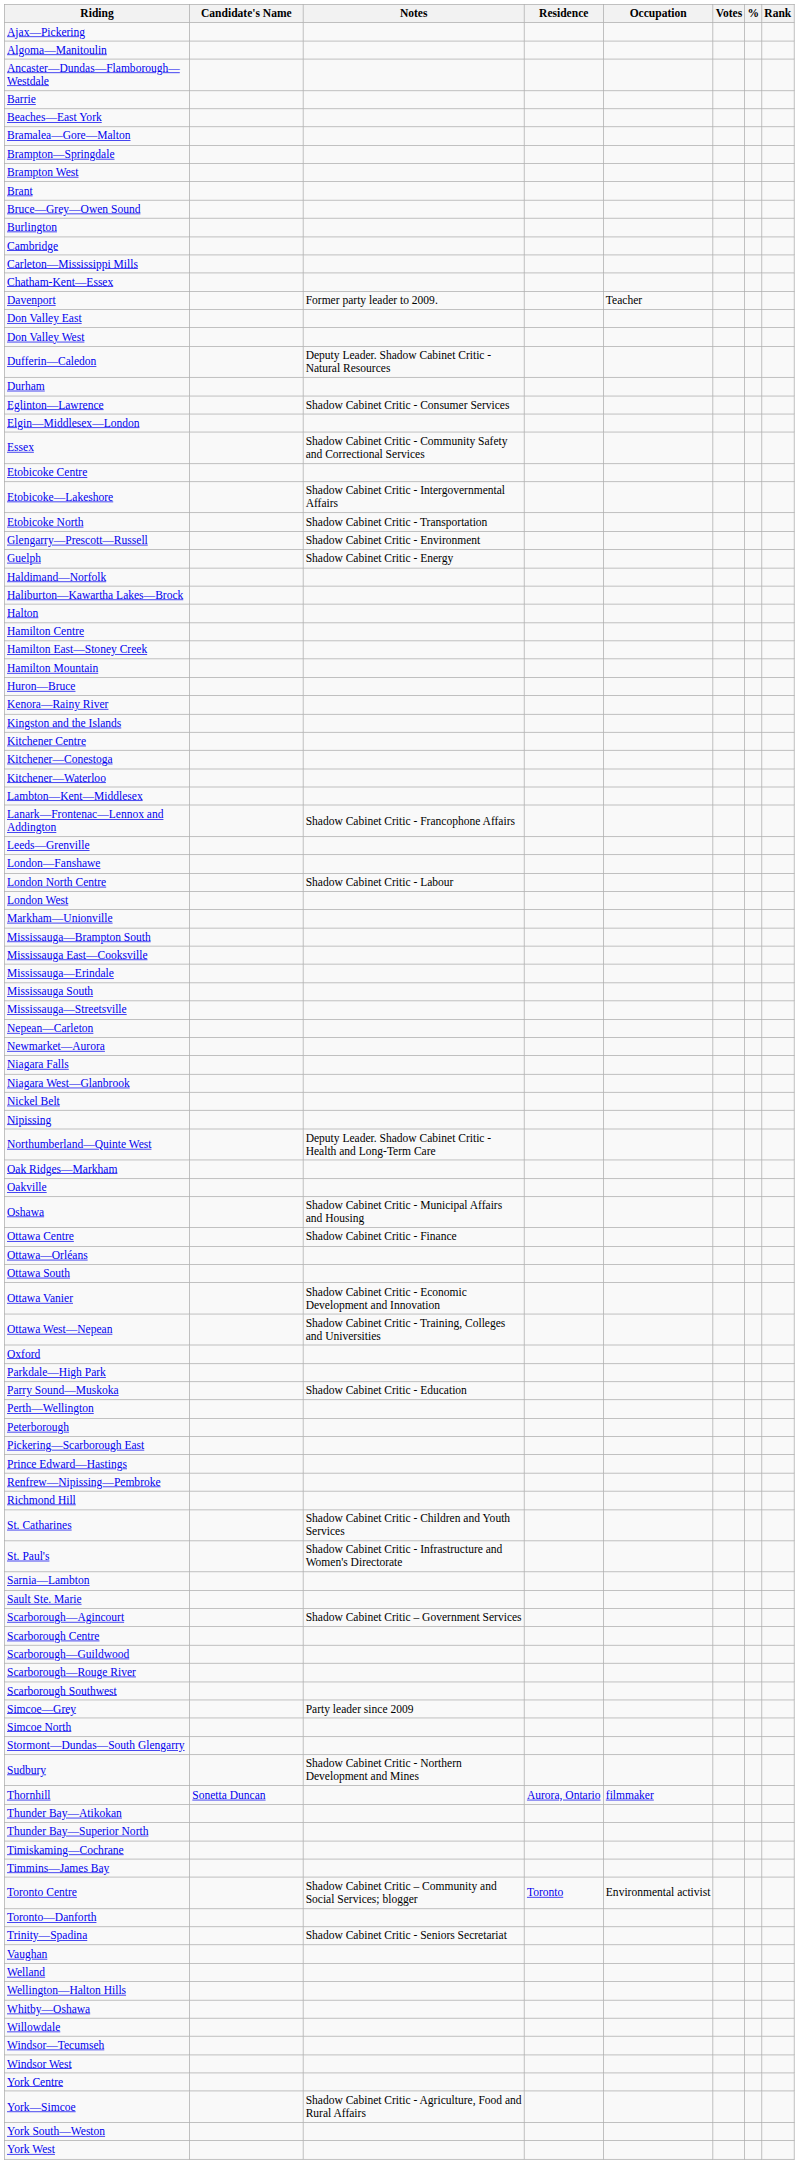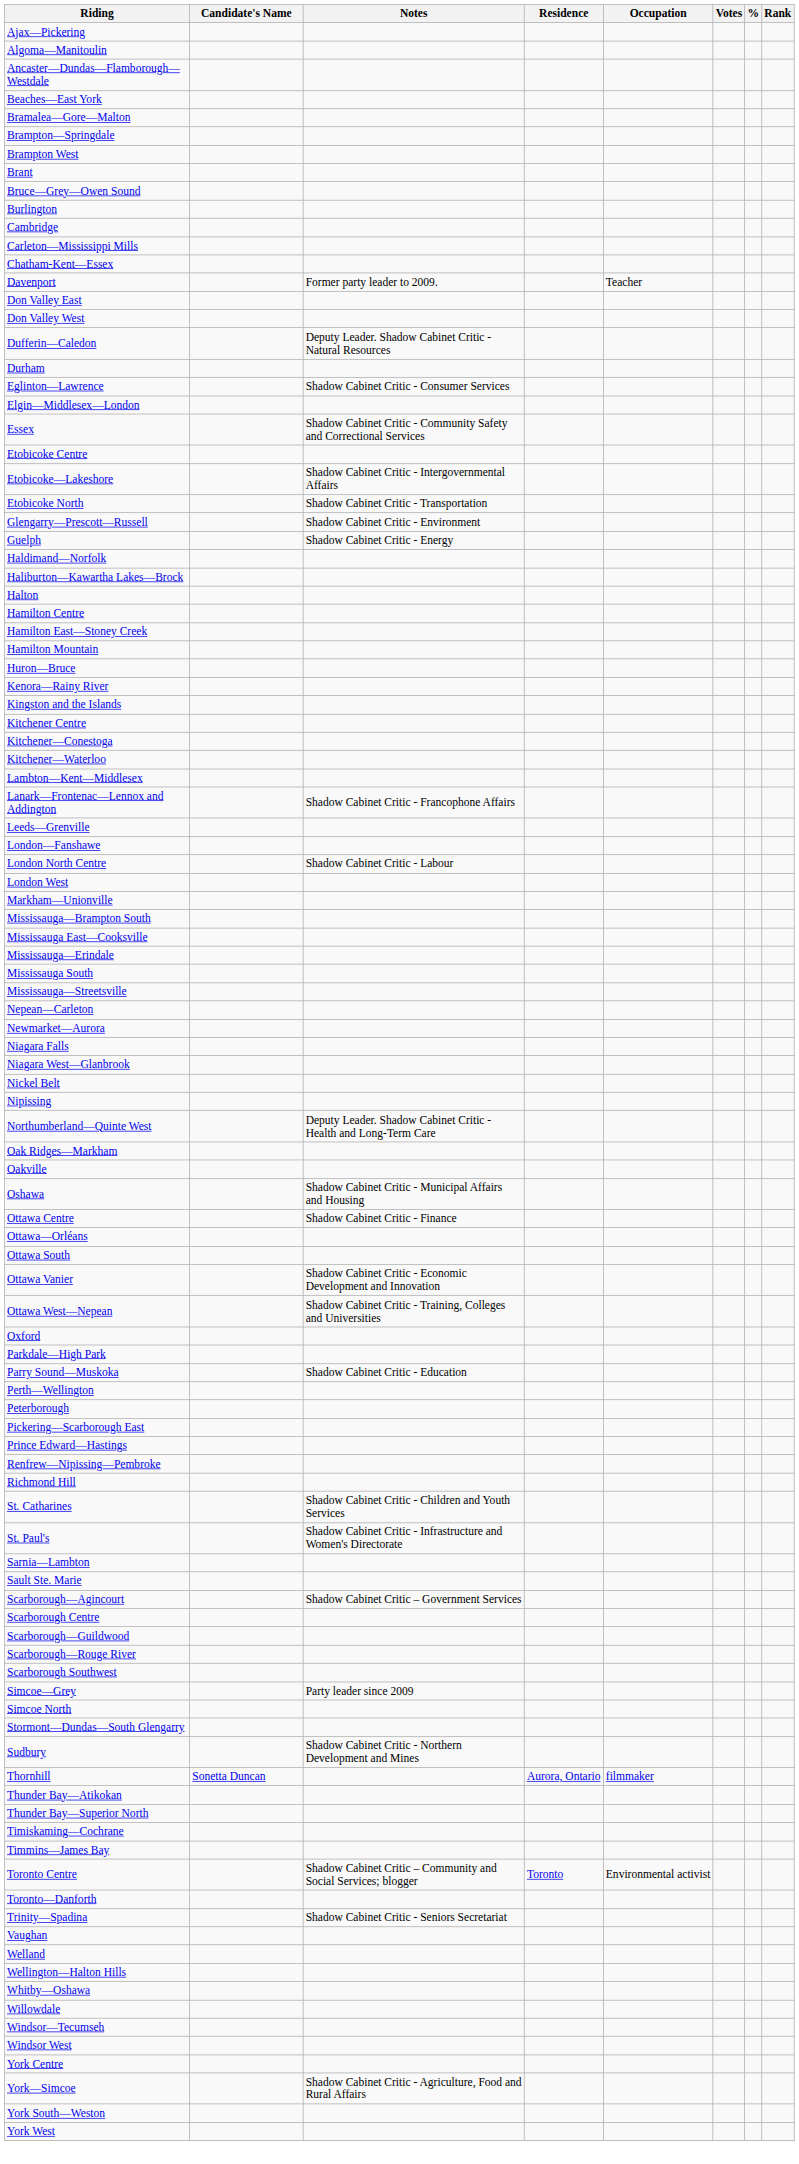- row: (21, 99)
